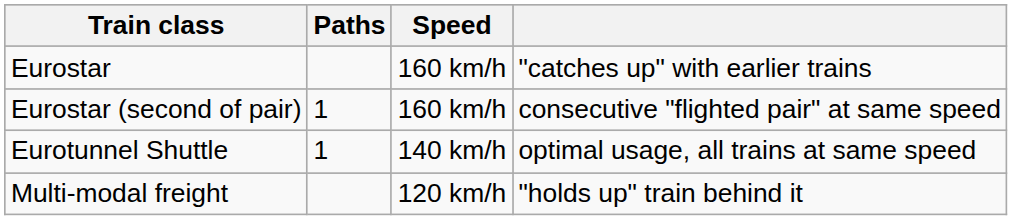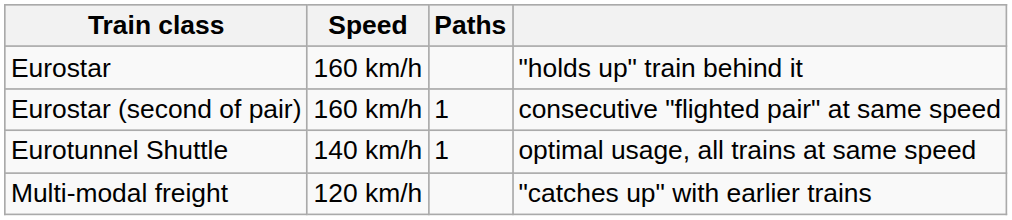columns swapped: (452, 25) <-> (350, 25)
(695, 67) "catches up" with earlier trains -> (661, 67) "holds up" train behind it
(661, 192) "holds up" train behind it -> (695, 192) "catches up" with earlier trains
